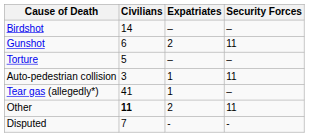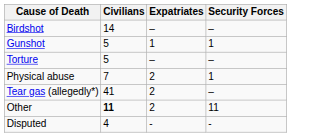(124, 44) 6 -> (106, 44) 5
(170, 44) 2 -> (152, 44) 1
(231, 44) 11 -> (211, 44) 1
+ row: (41, 76)
- row: (62, 76)
(170, 92) 1 -> (152, 92) 2
(124, 124) 7 -> (106, 124) 4
